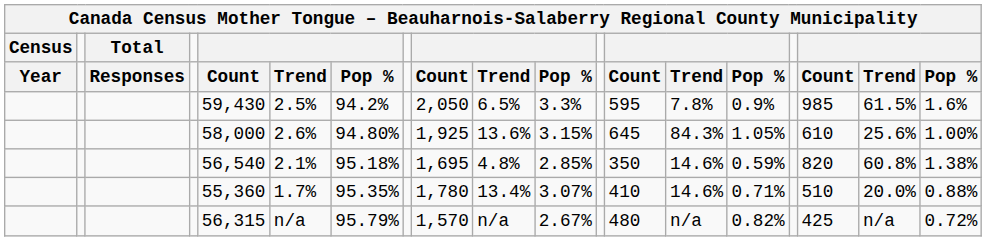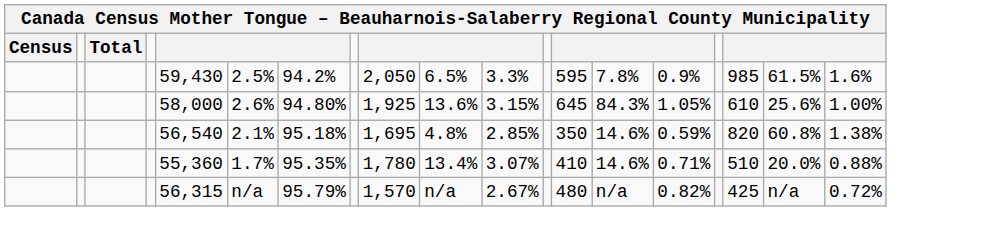- row: (41, 77)
